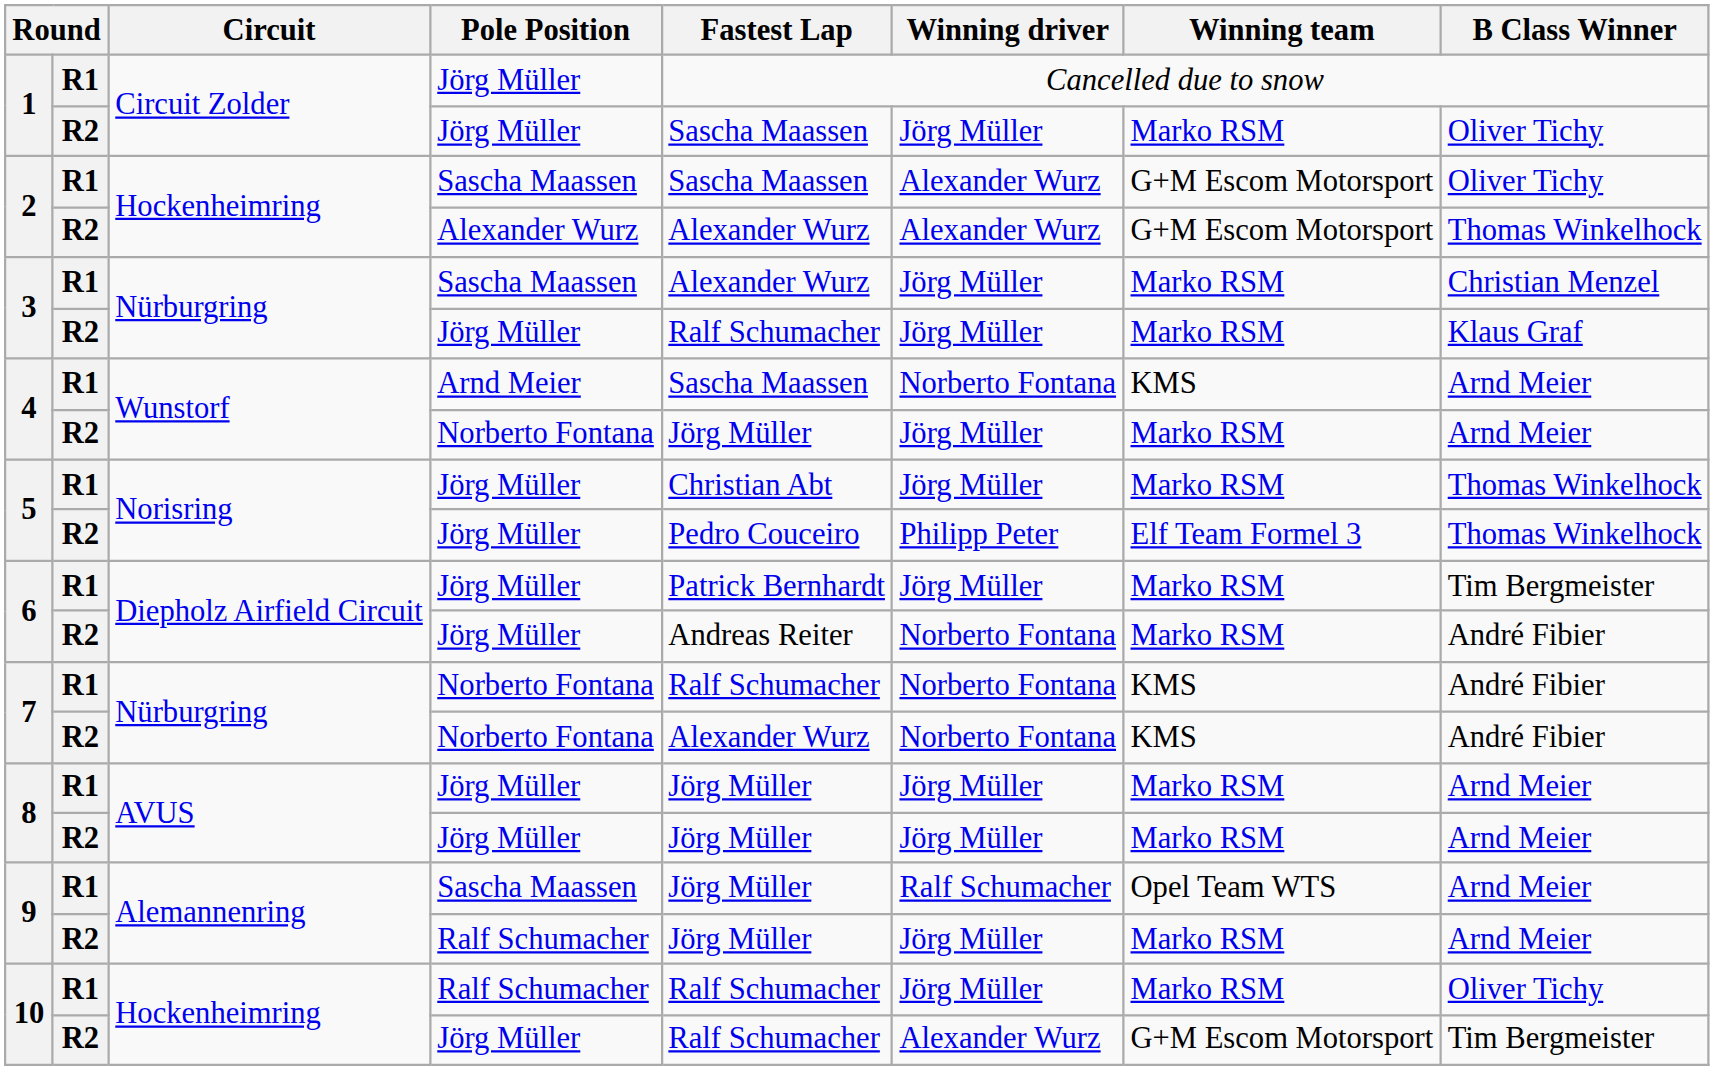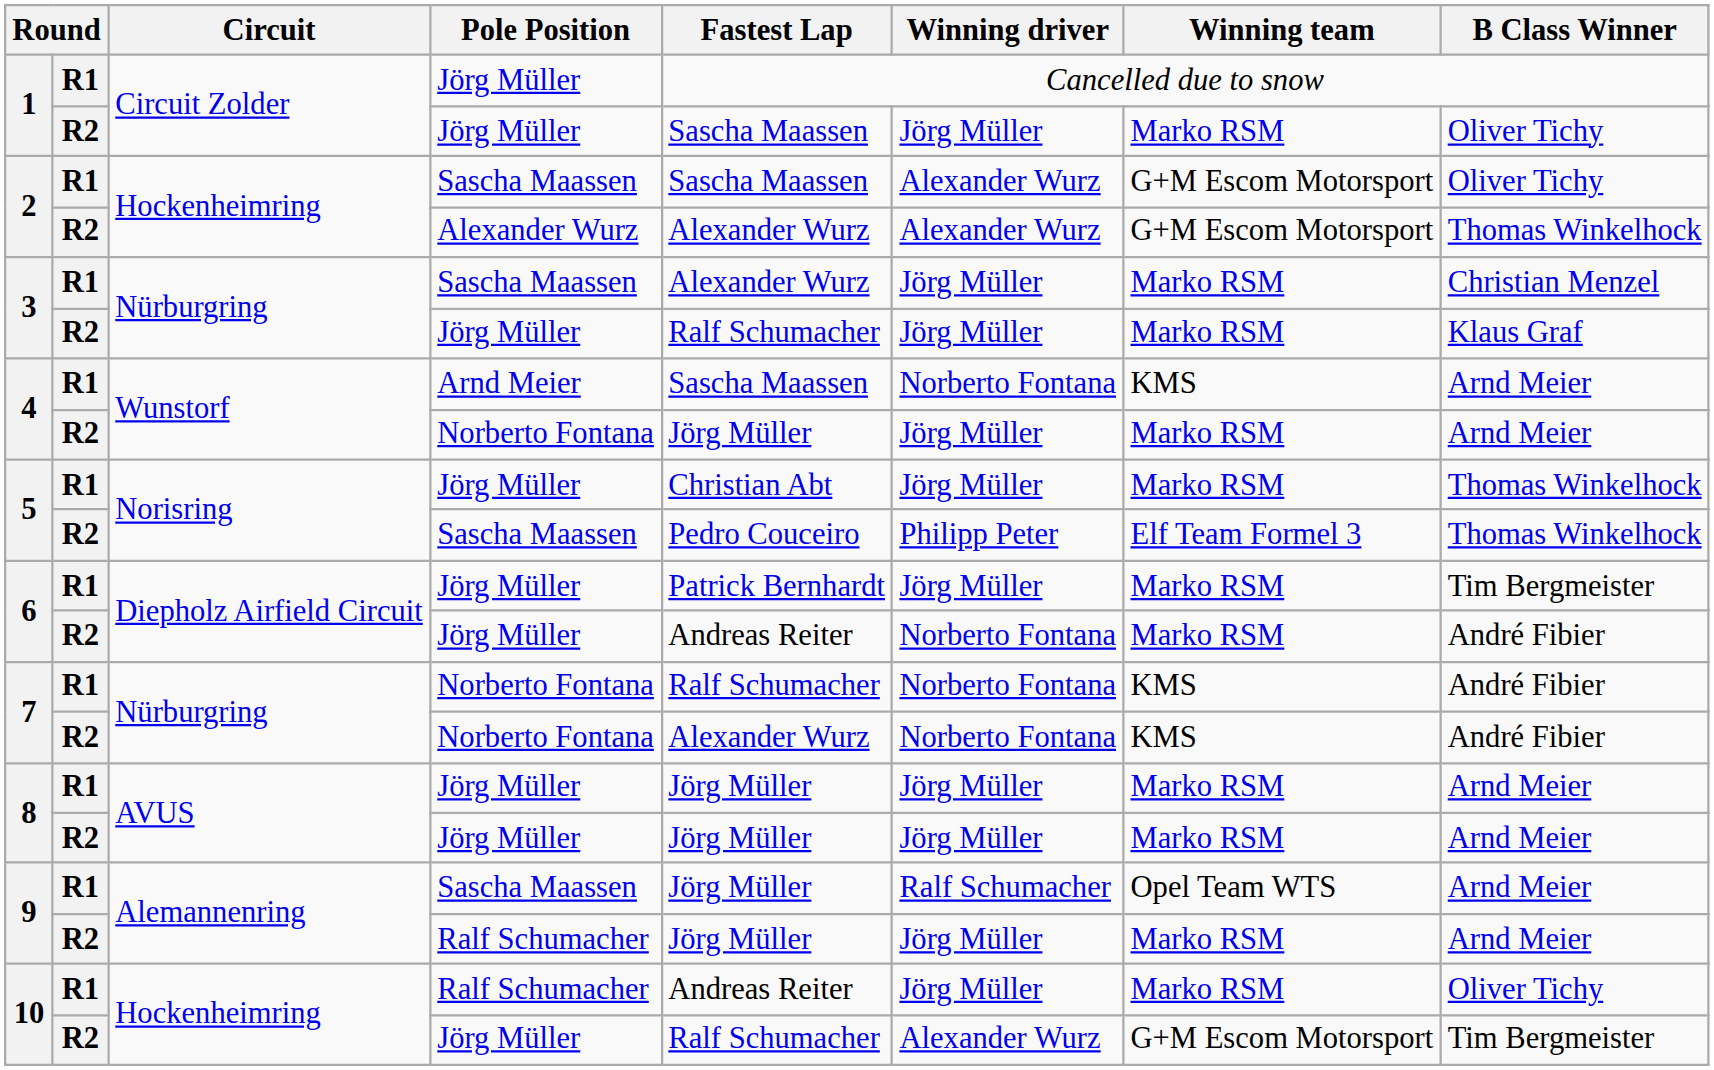(509, 534) Jörg Müller -> (537, 534) Sascha Maassen
(774, 988) Ralf Schumacher -> (761, 988) Andreas Reiter
